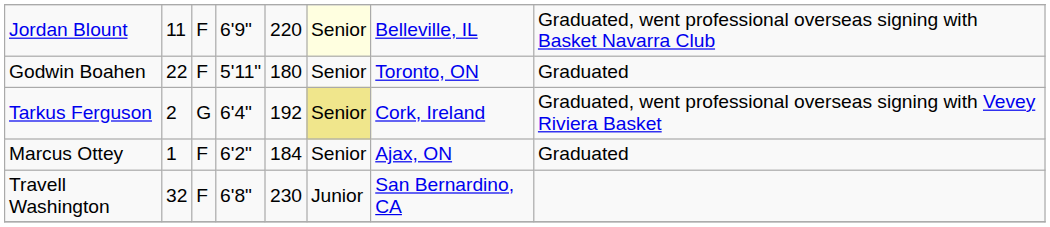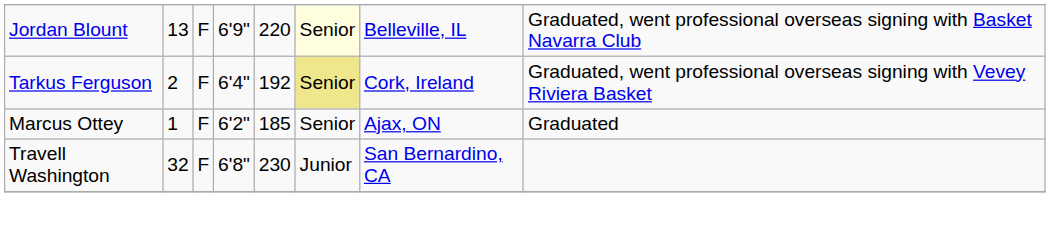(176, 30) 11 -> (178, 30) 13
- row: (77, 71)
(204, 113) G -> (203, 82) F
(286, 154) 184 -> (275, 123) 185
